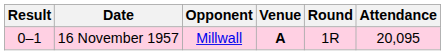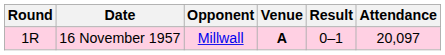columns swapped: (330, 15) <-> (29, 15)
(398, 38) 20,095 -> (398, 38) 20,097
